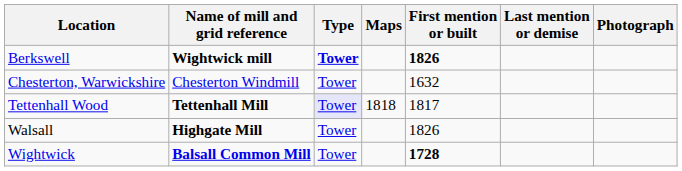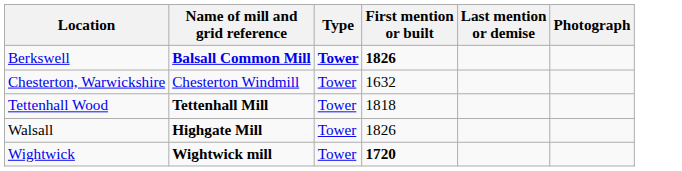- column: (384, 25)
(222, 57) Wightwick mill -> (241, 57) Balsall Common Mill
(337, 105) lavender background -> (337, 105) no background
(424, 105) 1817 -> (381, 105) 1818
(241, 154) Balsall Common Mill -> (222, 154) Wightwick mill
(424, 154) 1728 -> (381, 154) 1720
